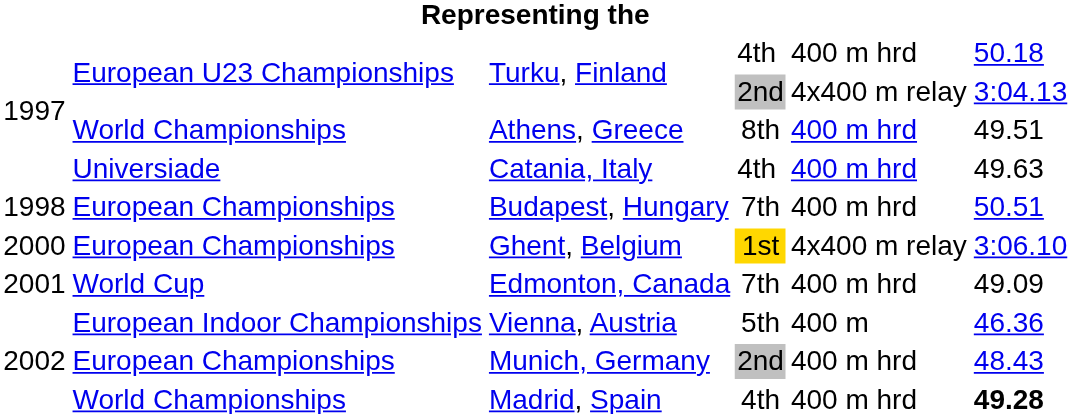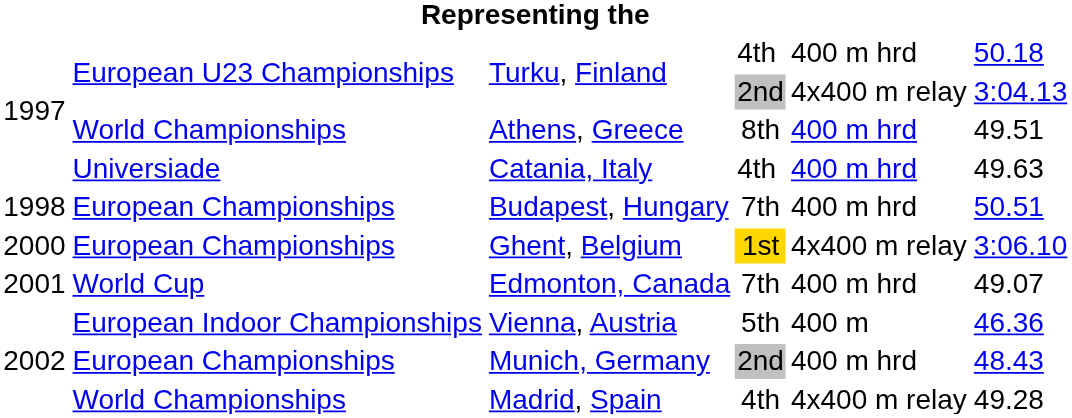(1009, 284) 49.09 -> (1009, 284) 49.07
(854, 399) 400 m hrd -> (879, 399) 4x400 m relay
(1009, 399) bold -> (1009, 399) normal
